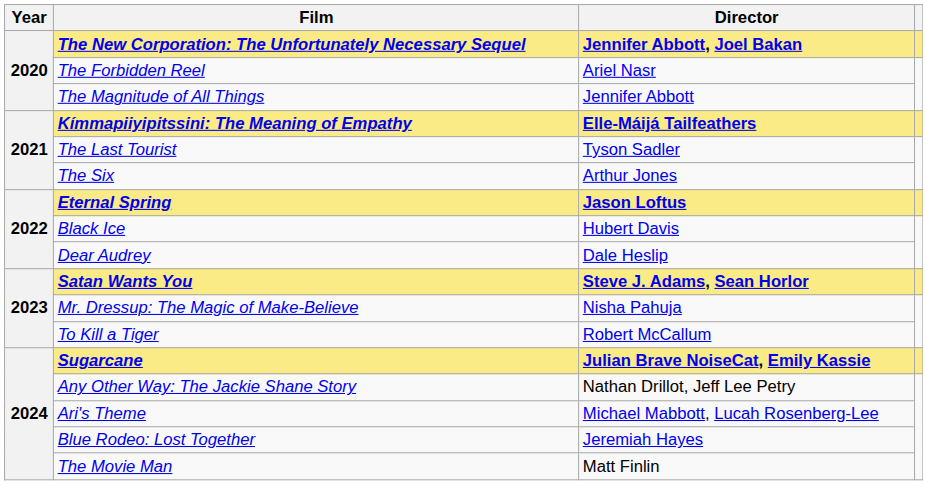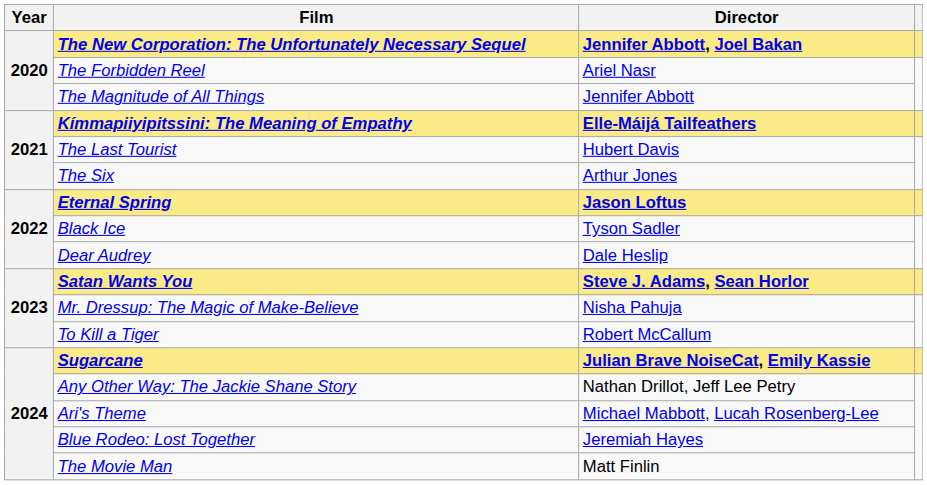(631, 149) Tyson Sadler -> (631, 149) Hubert Davis
(631, 228) Hubert Davis -> (631, 228) Tyson Sadler
